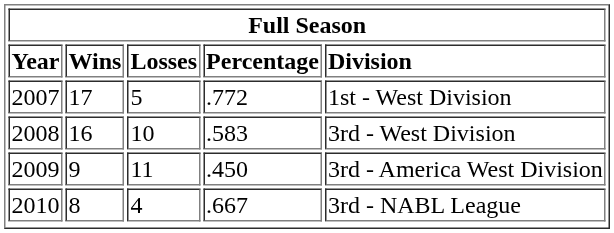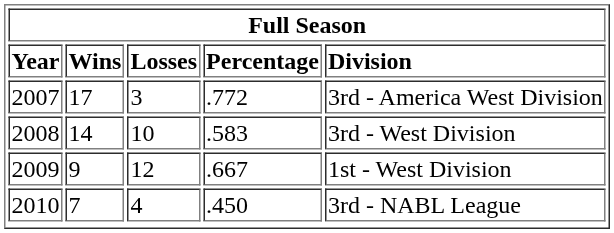(136, 96) 5 -> (136, 96) 3
(420, 96) 1st - West Division -> (465, 96) 3rd - America West Division
(80, 132) 16 -> (80, 132) 14
(142, 168) 11 -> (142, 168) 12
(227, 168) .450 -> (227, 168) .667
(465, 168) 3rd - America West Division -> (420, 168) 1st - West Division
(74, 204) 8 -> (74, 204) 7
(227, 204) .667 -> (227, 204) .450
